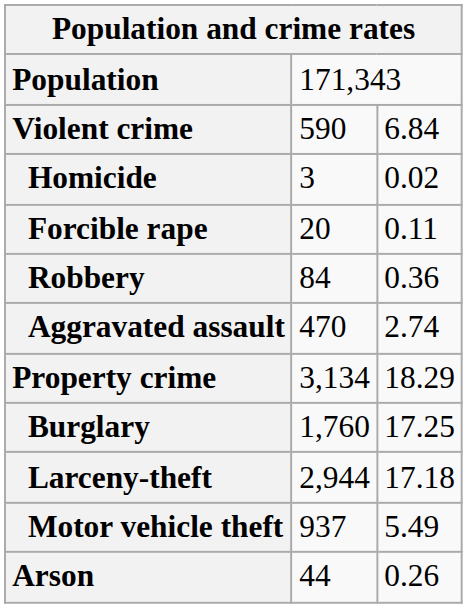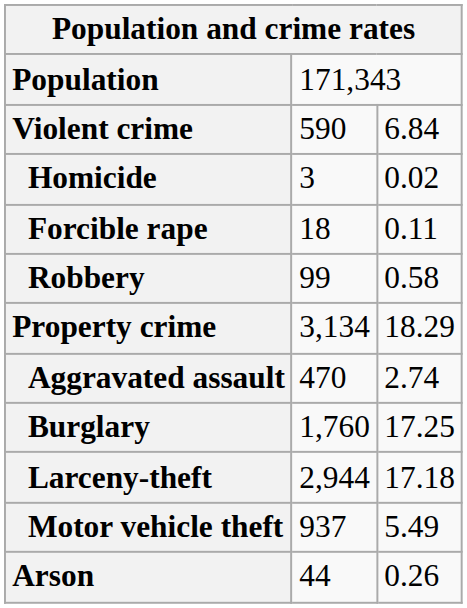(315, 228) 20 -> (315, 228) 18
(315, 278) 84 -> (315, 278) 99
(412, 278) 0.36 -> (412, 278) 0.58
rows swapped: (149, 327) <-> (114, 377)
